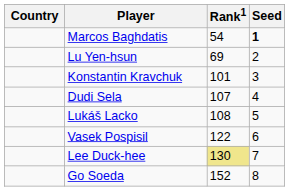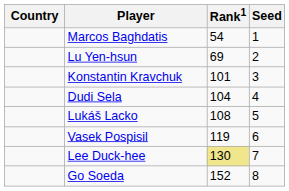(255, 37) bold -> (255, 37) normal
(220, 96) 107 -> (220, 96) 104
(220, 136) 122 -> (220, 136) 119
